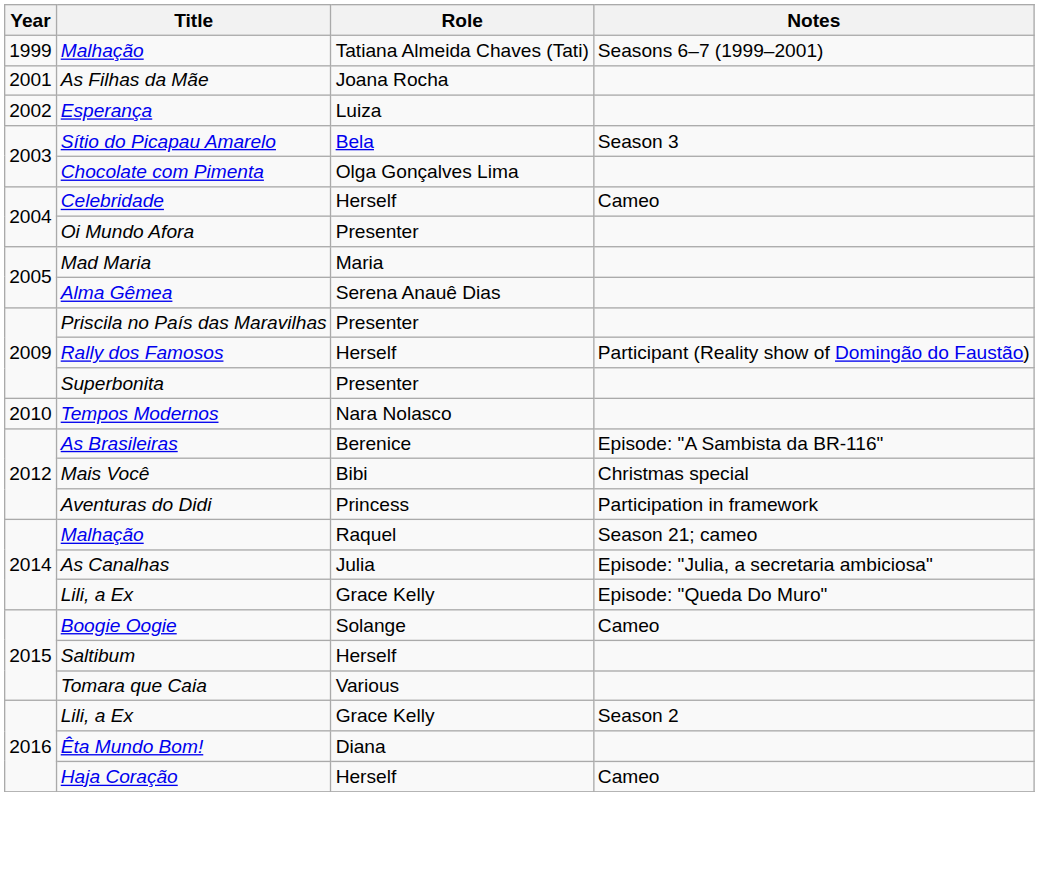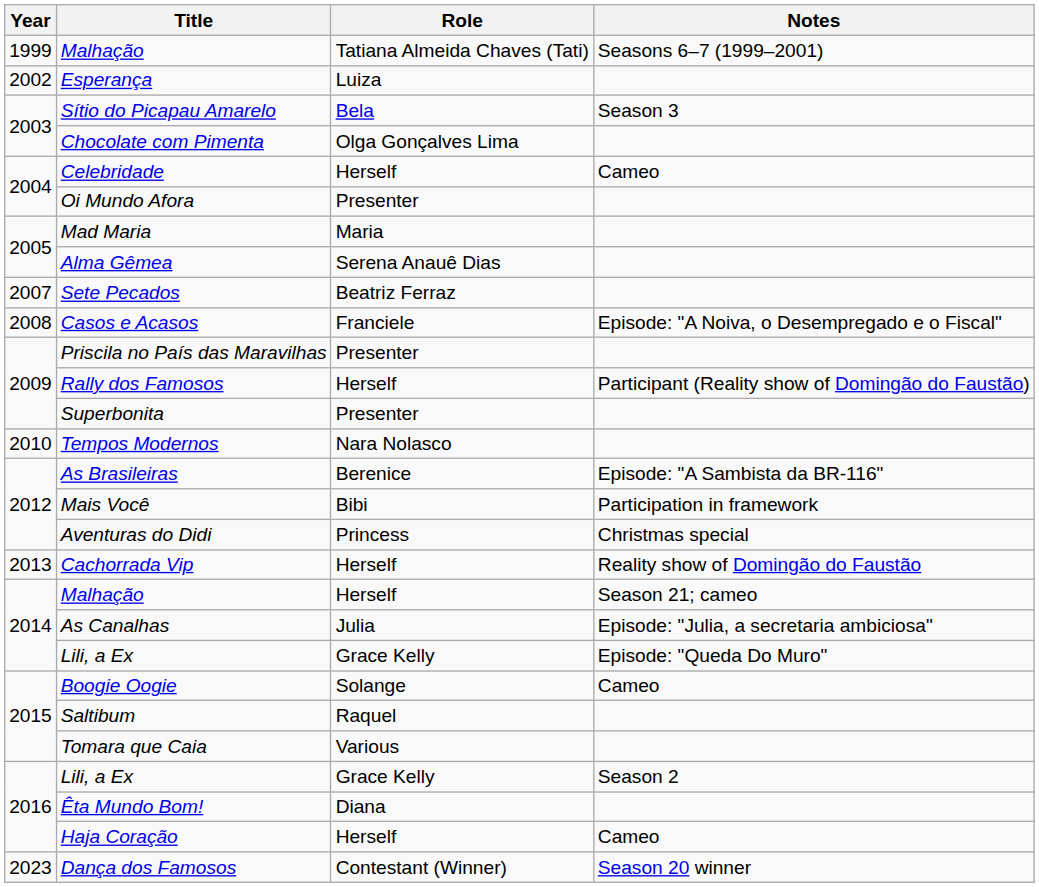- row: (30, 81)
+ row: (30, 293)
+ row: (30, 323)
(673, 474) Christmas special -> (708, 504) Participation in framework
(708, 504) Participation in framework -> (673, 535) Christmas special
+ row: (30, 565)
(366, 535) Raquel -> (366, 595) Herself
(366, 656) Herself -> (366, 716) Raquel
+ row: (30, 867)
